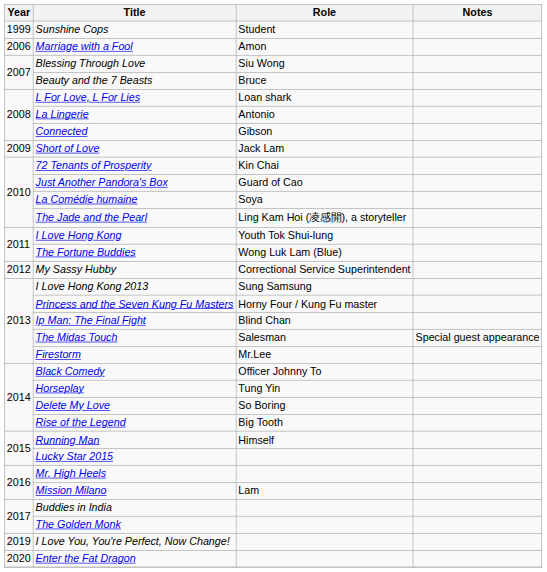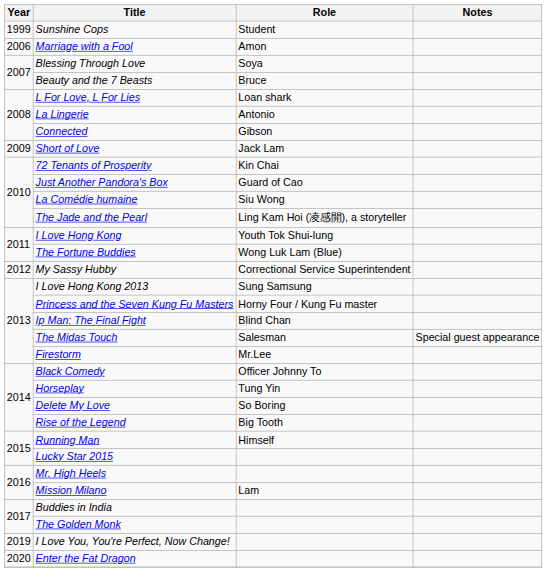(262, 64) Siu Wong -> (251, 64) Soya
(251, 200) Soya -> (262, 200) Siu Wong
